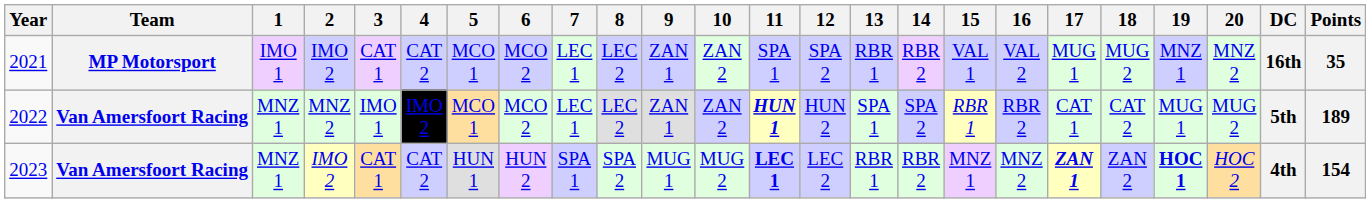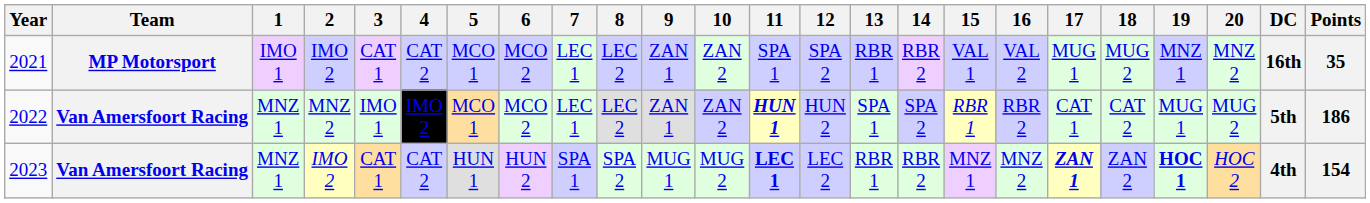(1336, 116) 189 -> (1336, 116) 186
